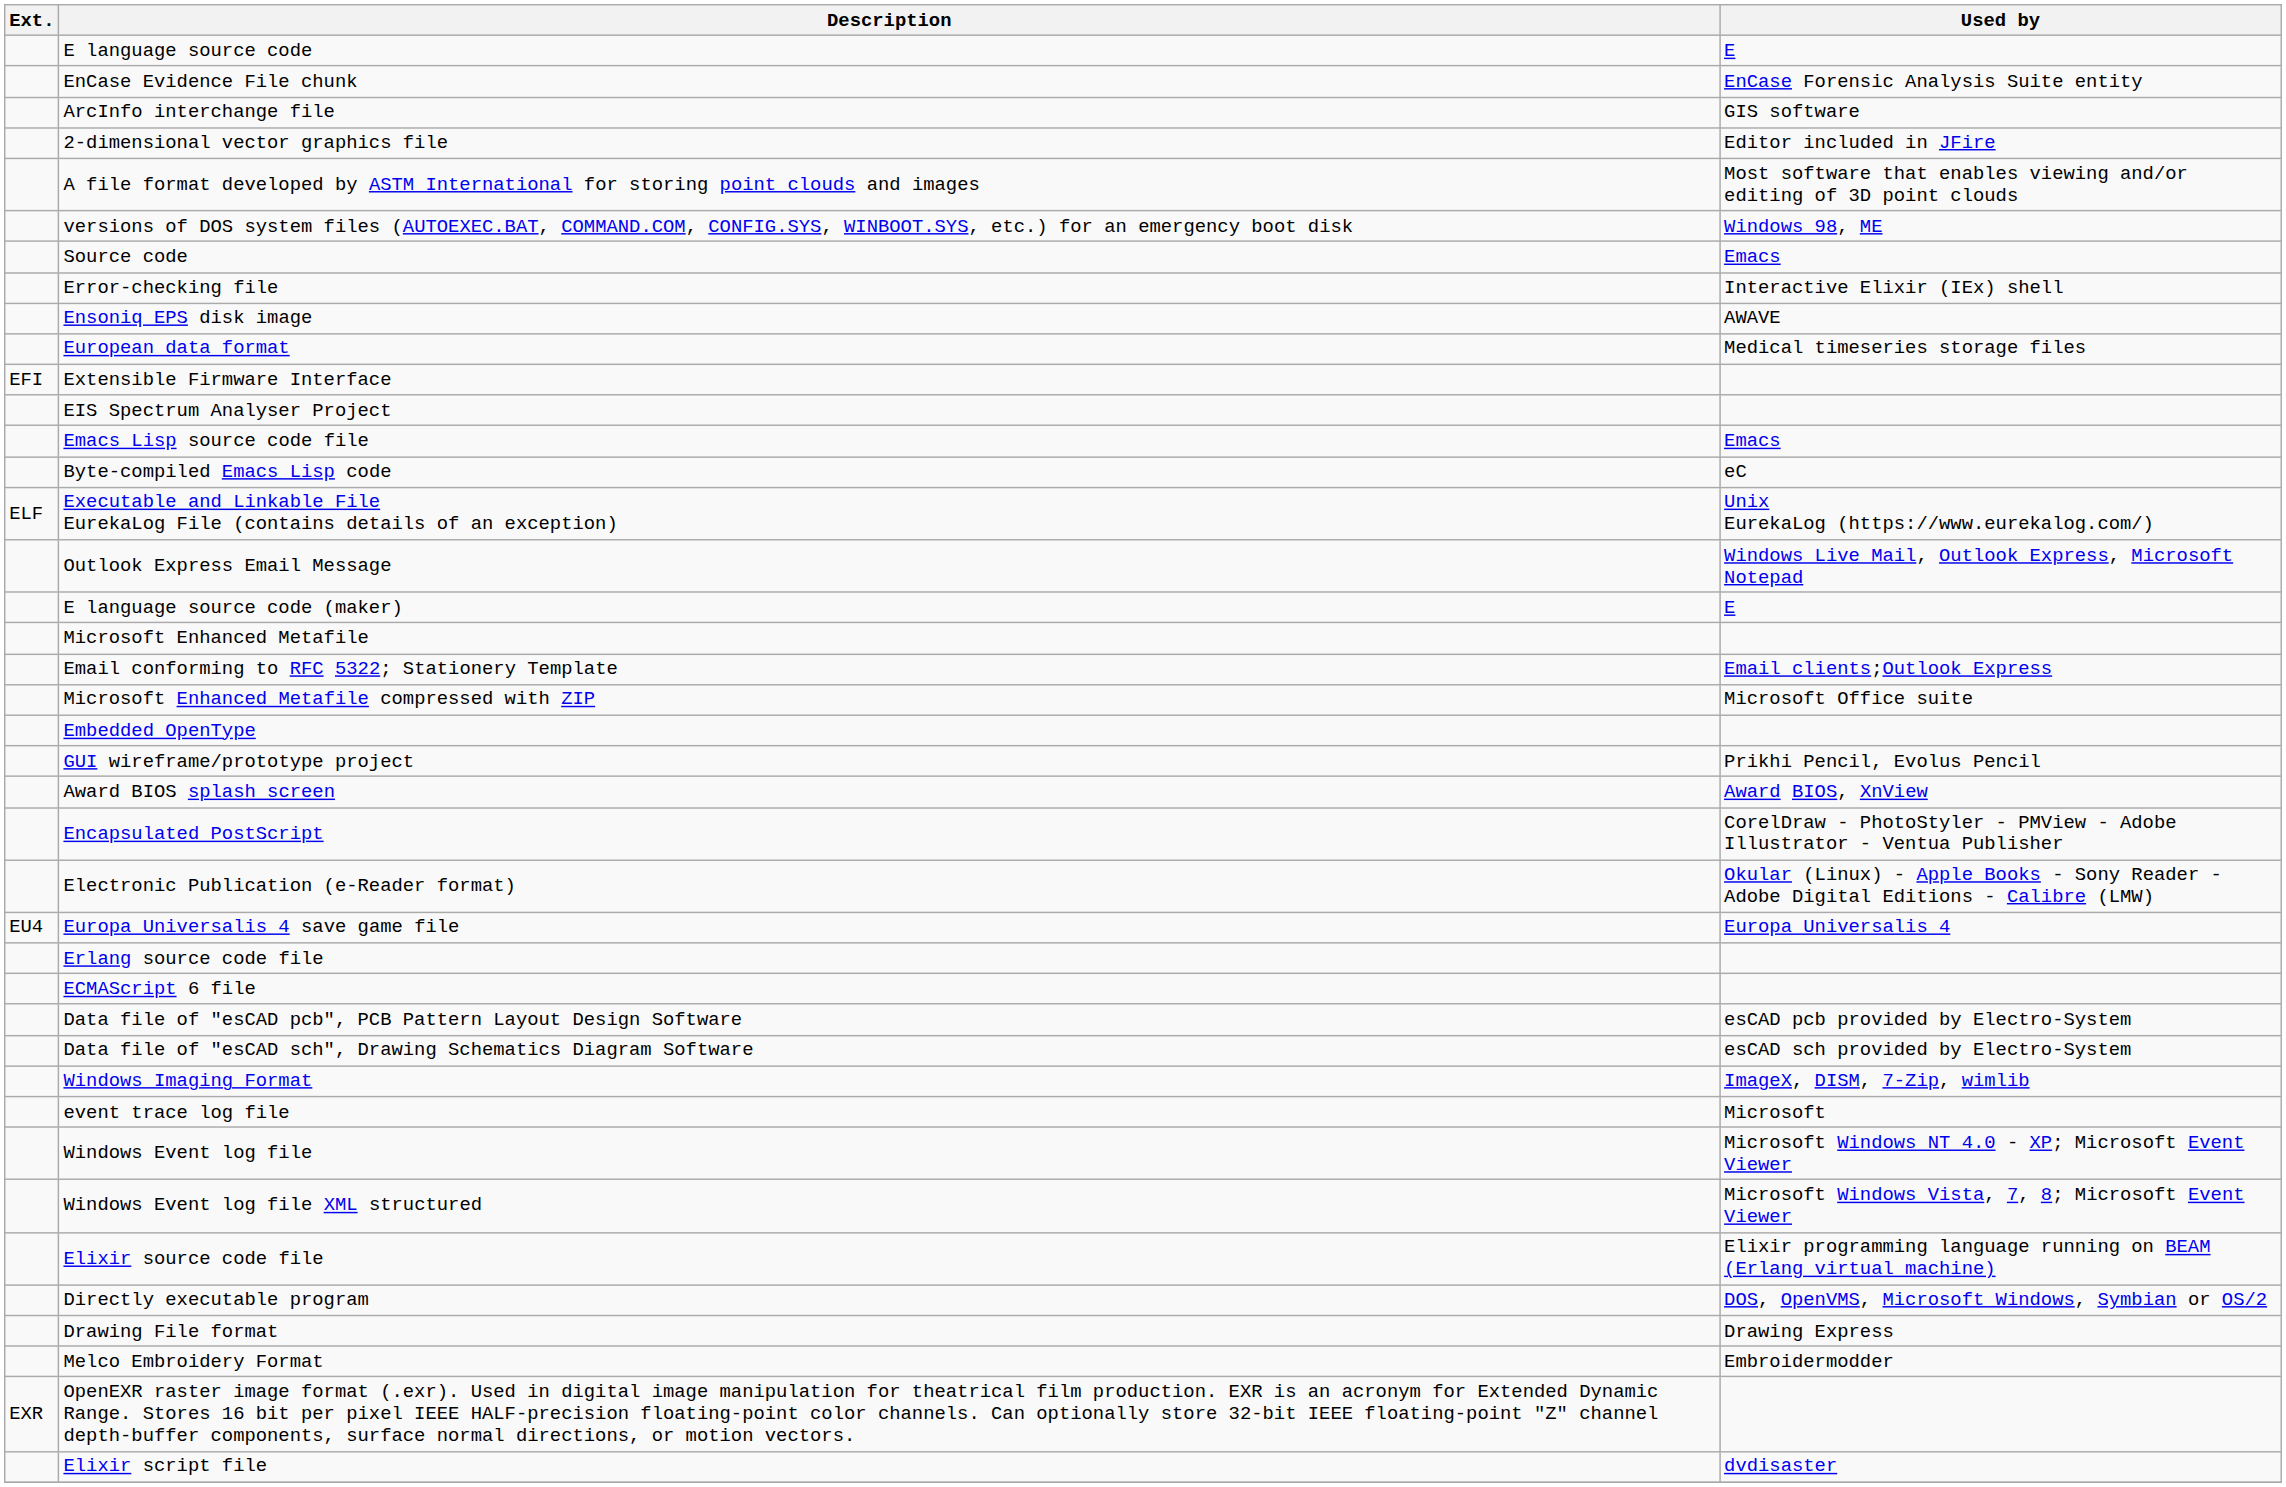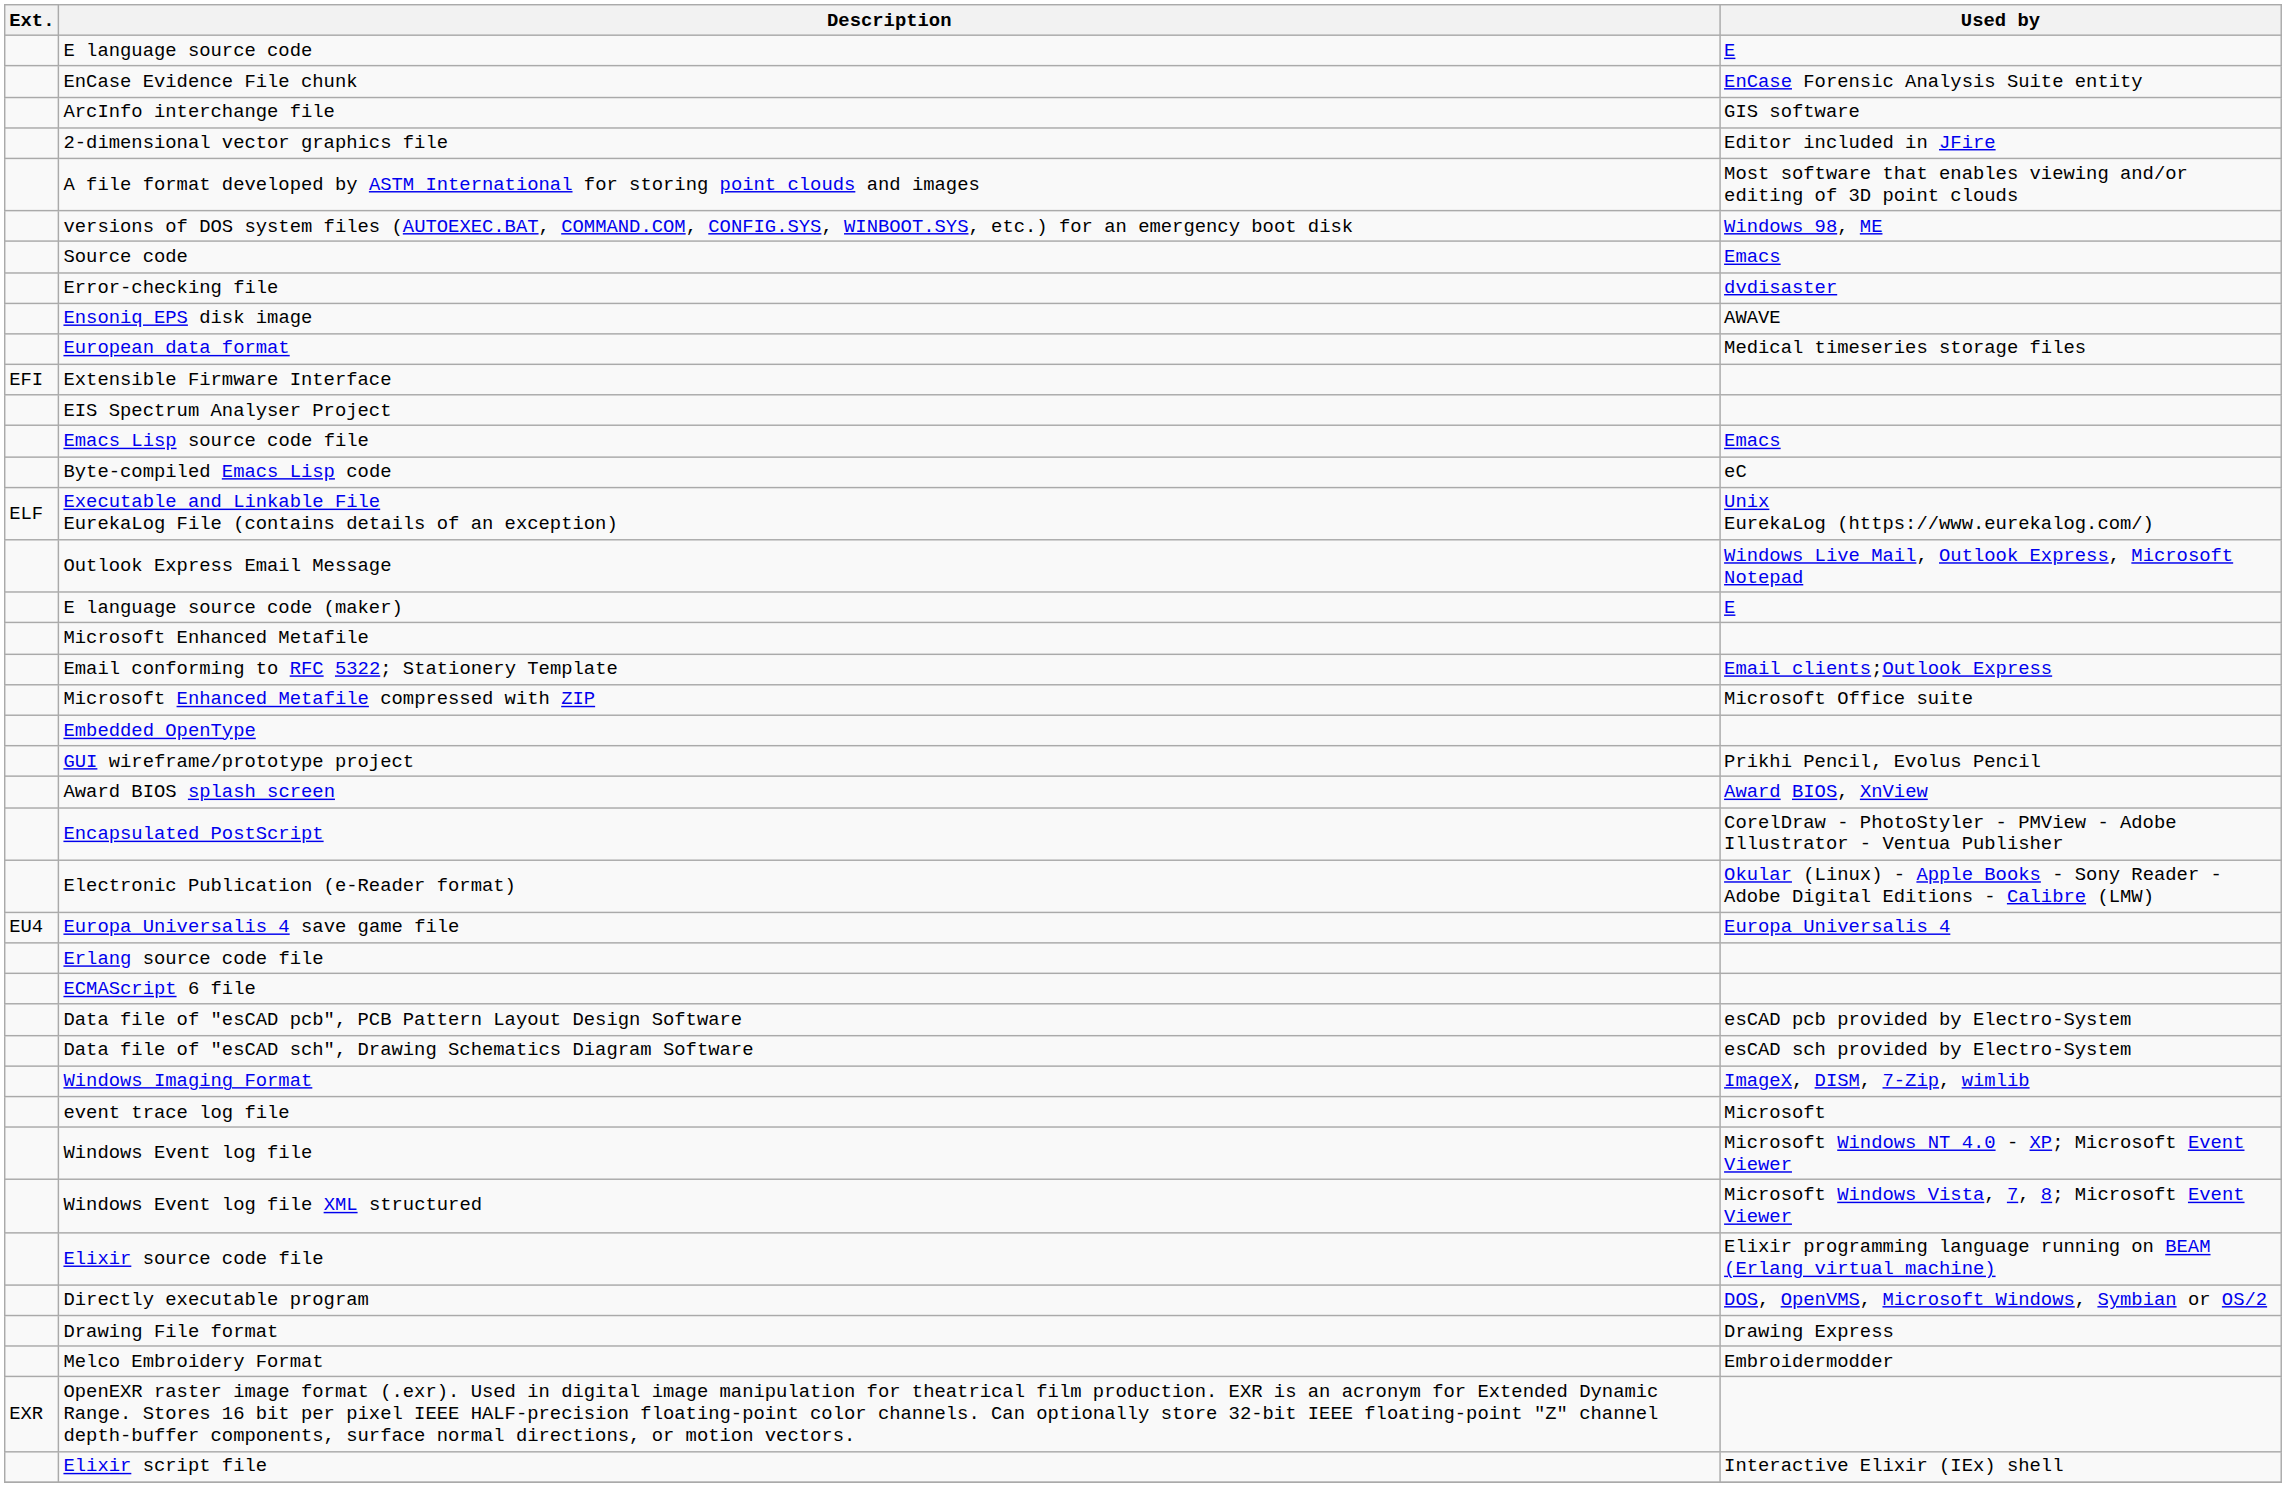(1894, 288) Interactive Elixir (IEx) shell -> (1781, 288) dvdisaster
(1781, 1466) dvdisaster -> (1894, 1466) Interactive Elixir (IEx) shell
